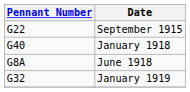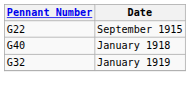- row: (125, 62)
